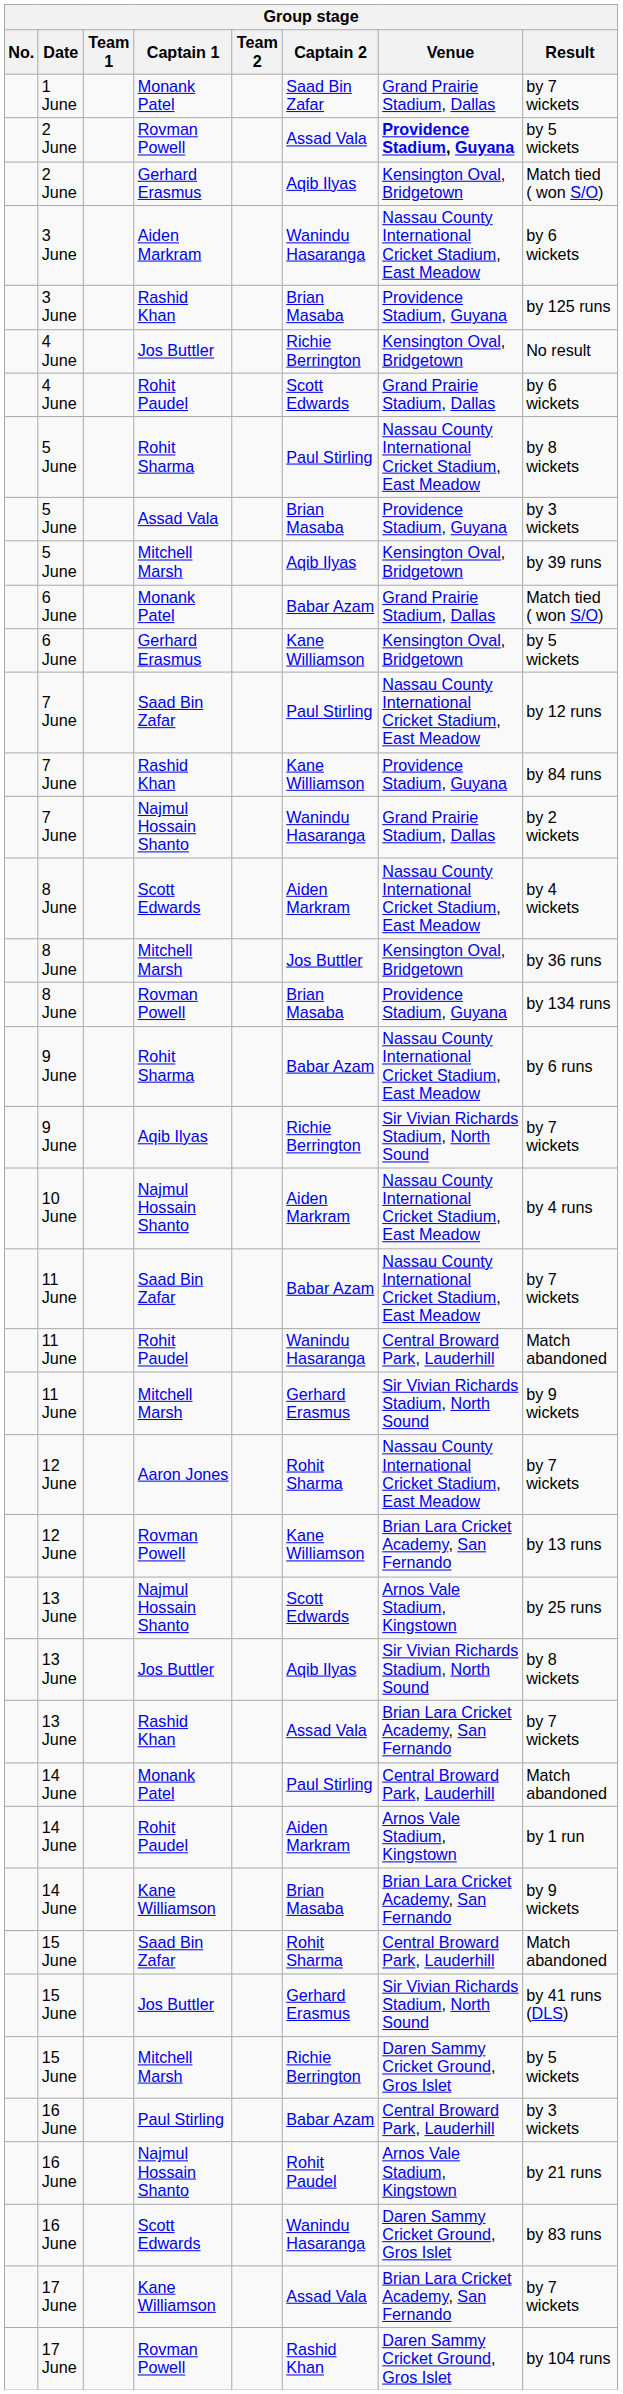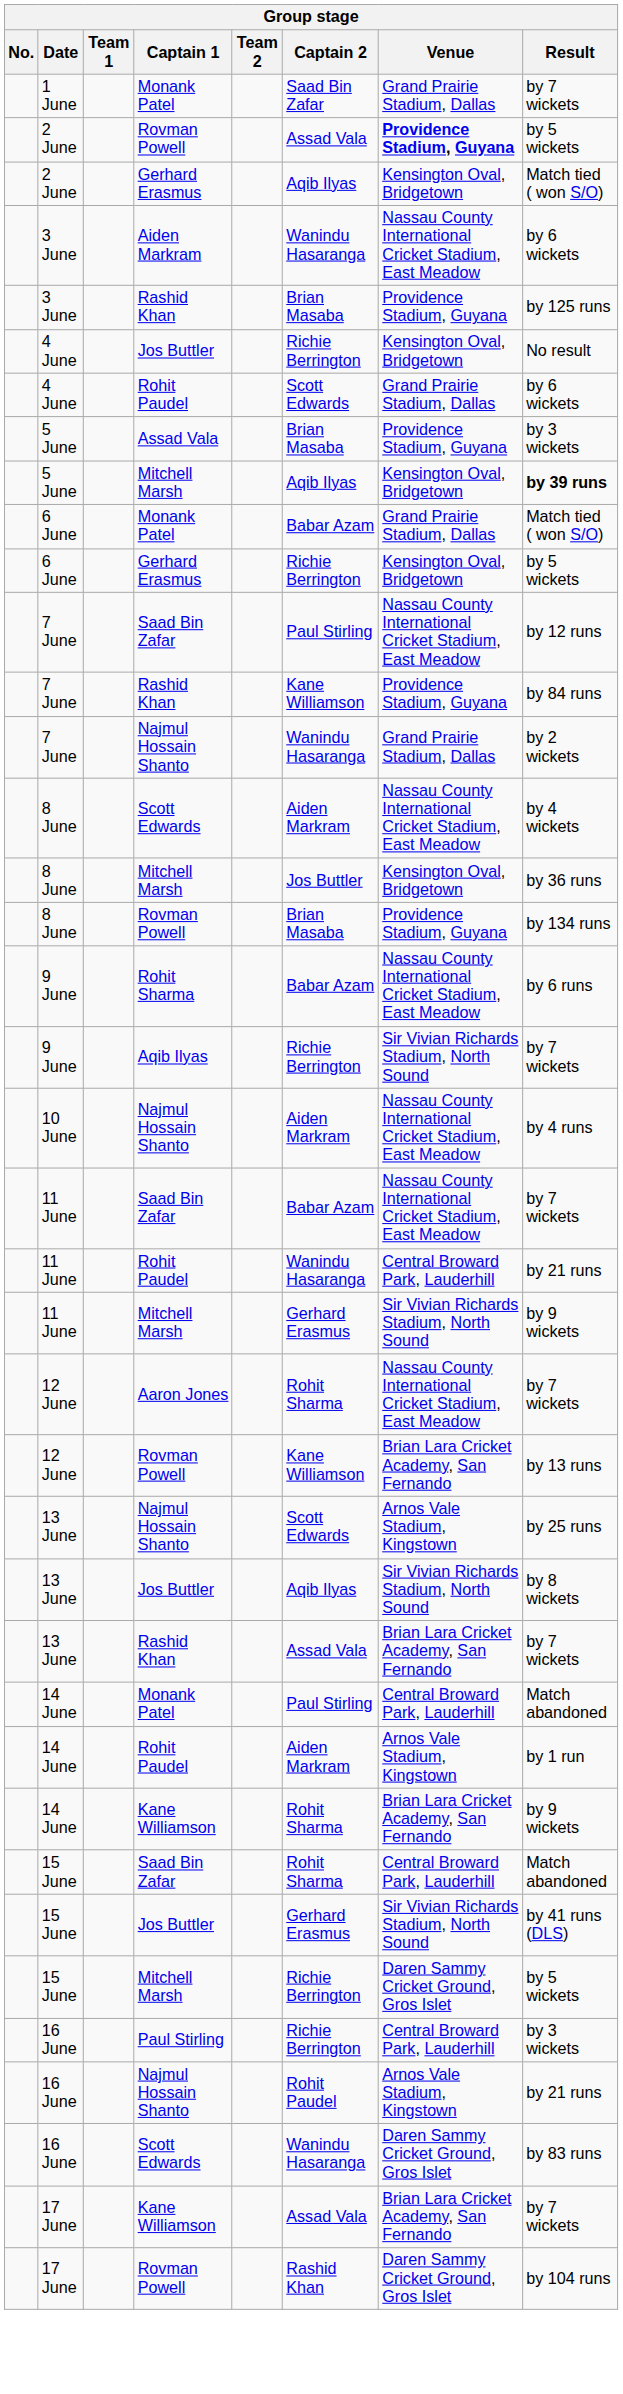- row: (59, 457)
(564, 562) normal -> (567, 482) bold
(325, 650) Kane Williamson -> (324, 570) Richie Berrington
(567, 1350) Match abandoned -> (564, 1270) by 21 runs
(315, 1899) Brian Masaba -> (315, 1819) Rohit Sharma
(330, 2120) Babar Azam -> (324, 2039) Richie Berrington
